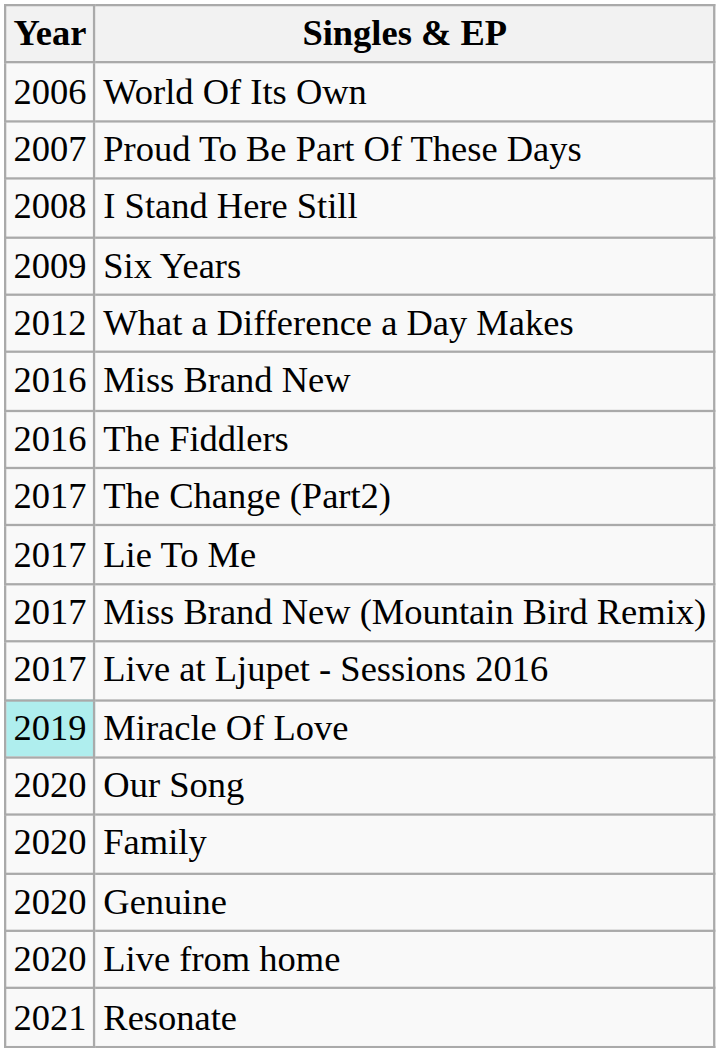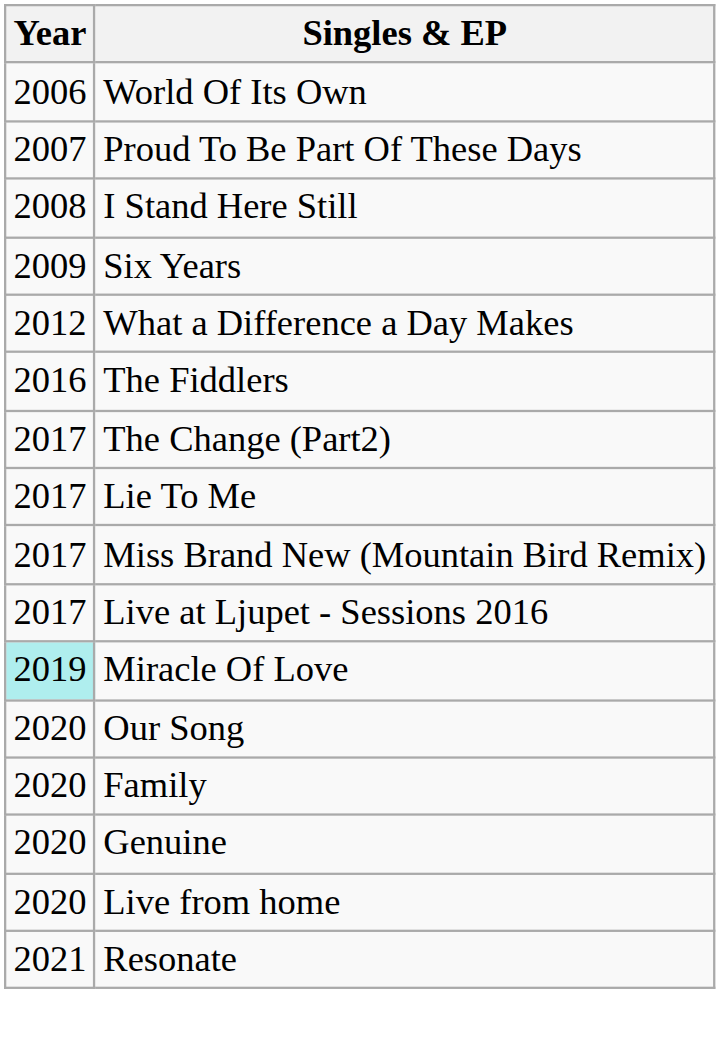- row: (227, 380)
